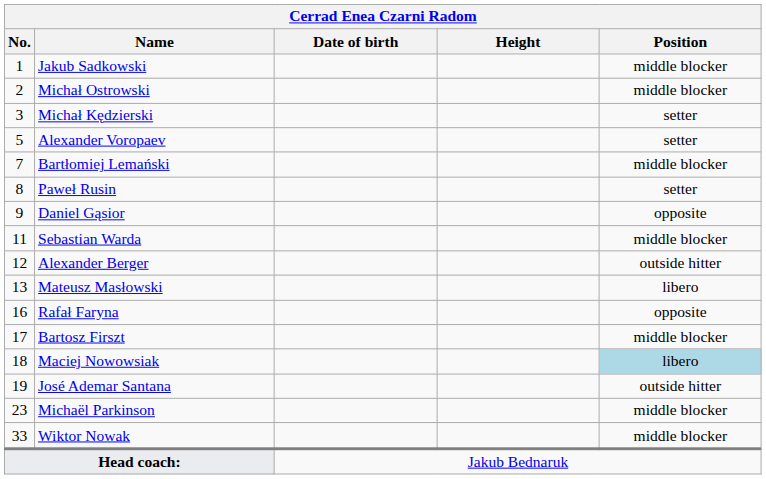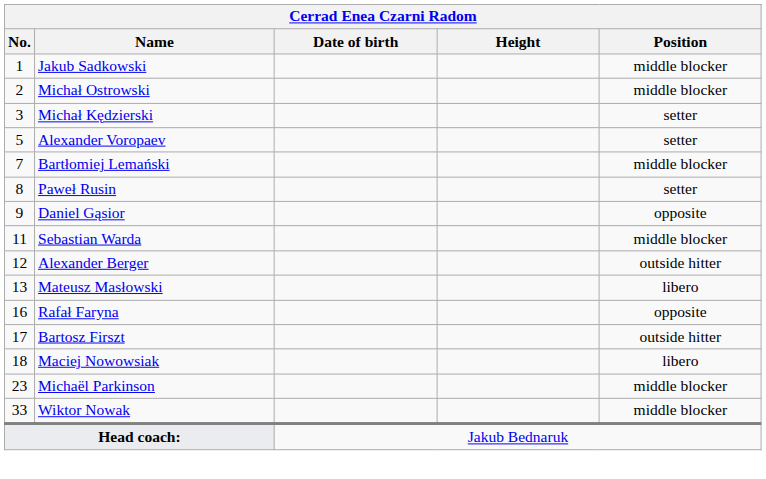(680, 336) middle blocker -> (680, 336) outside hitter
(680, 361) lightblue background -> (680, 361) no background
- row: (104, 386)
